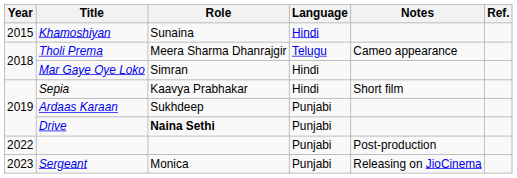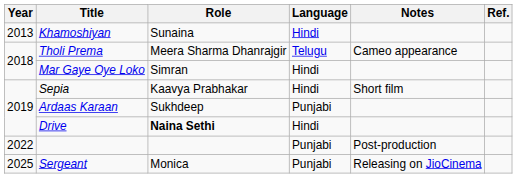(20, 32) 2015 -> (20, 32) 2013
(312, 126) Punjabi -> (305, 126) Hindi
(20, 164) 2023 -> (20, 164) 2025
